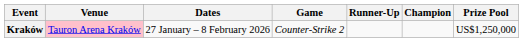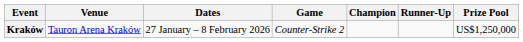columns swapped: (428, 12) <-> (374, 12)
(94, 29) pink background -> (94, 29) no background
